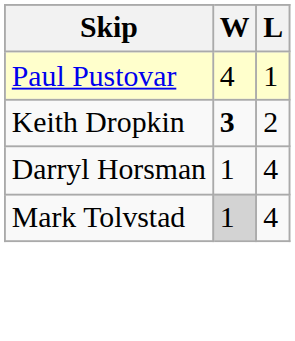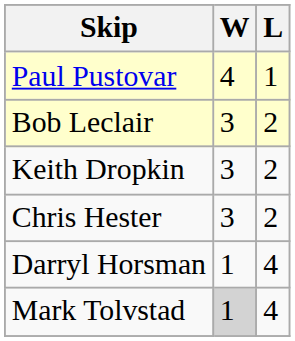+ row: (82, 122)
(227, 122) bold -> (227, 169) normal
+ row: (87, 216)
